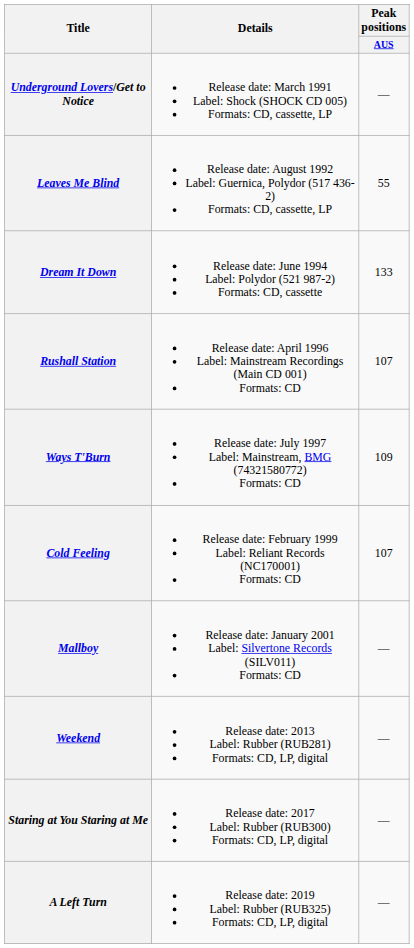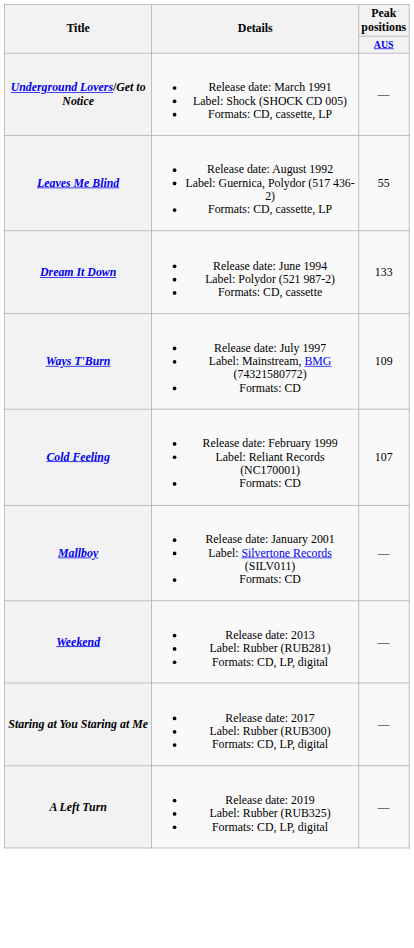- row: (78, 361)
